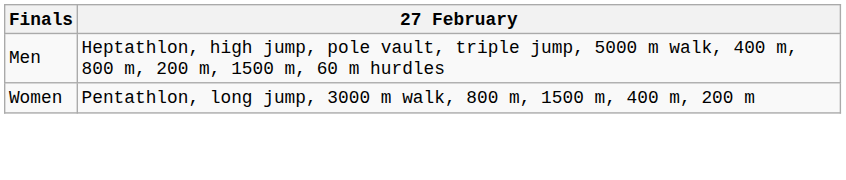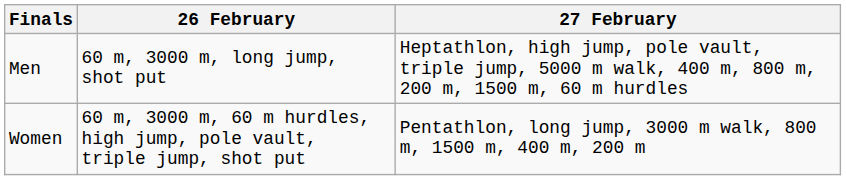+ column: (236, 19)
